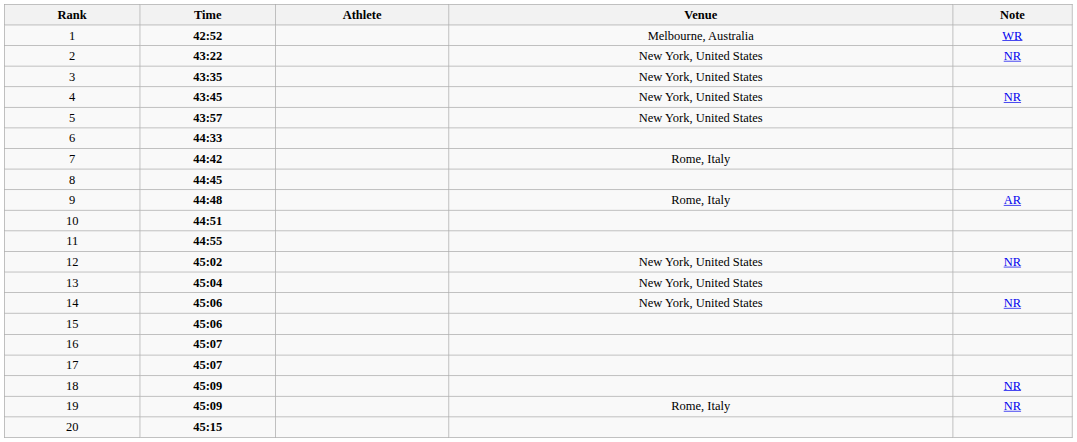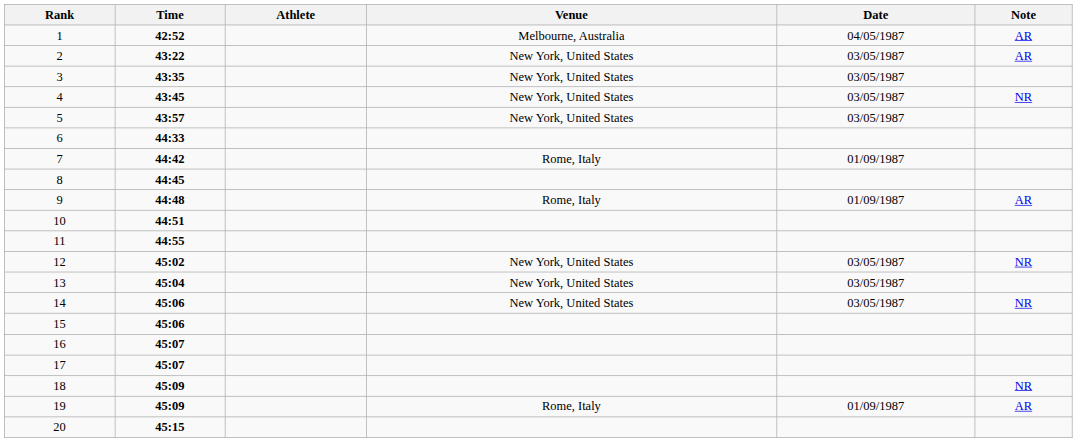+ column: (876, 14)
(1012, 35) WR -> (1023, 35) AR
(1012, 55) NR -> (1023, 55) AR
(1012, 406) NR -> (1023, 406) AR
